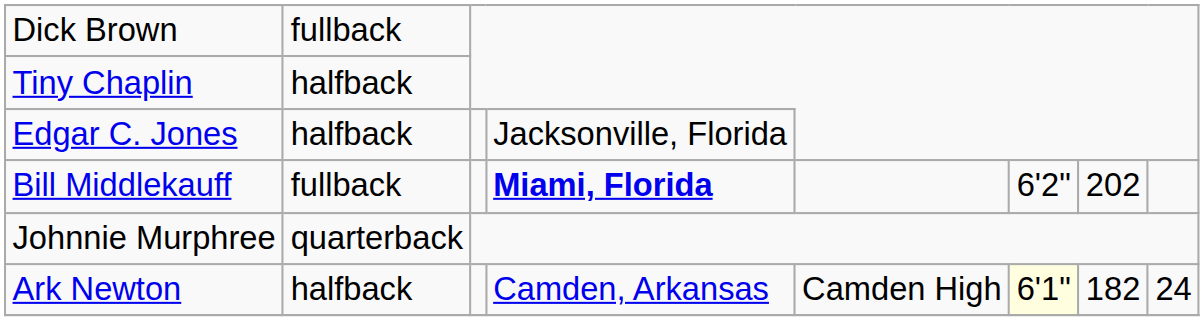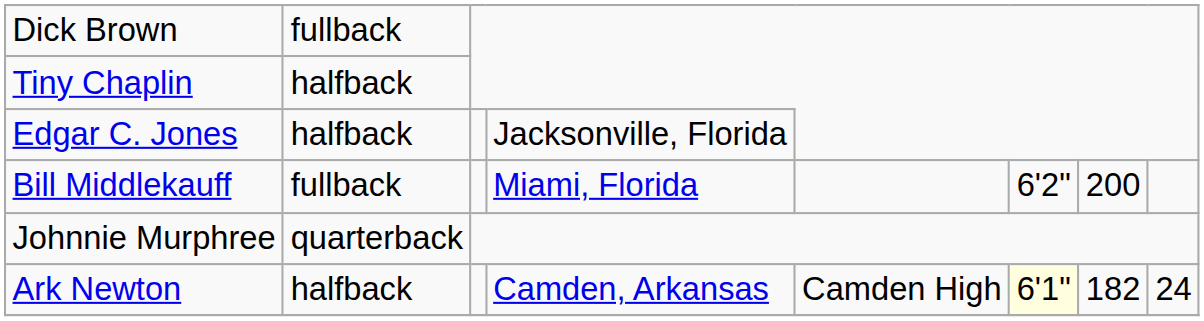(603, 185) bold -> (596, 185) normal
(1113, 185) 202 -> (1113, 185) 200
